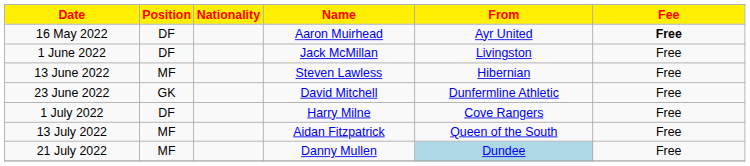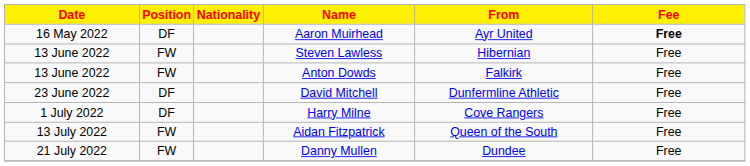- row: (339, 54)
(167, 73) MF -> (167, 54) FW
+ row: (339, 73)
(167, 93) GK -> (167, 93) DF
(167, 132) MF -> (167, 132) FW
(167, 152) MF -> (167, 152) FW
(504, 152) lightblue background -> (504, 152) no background
